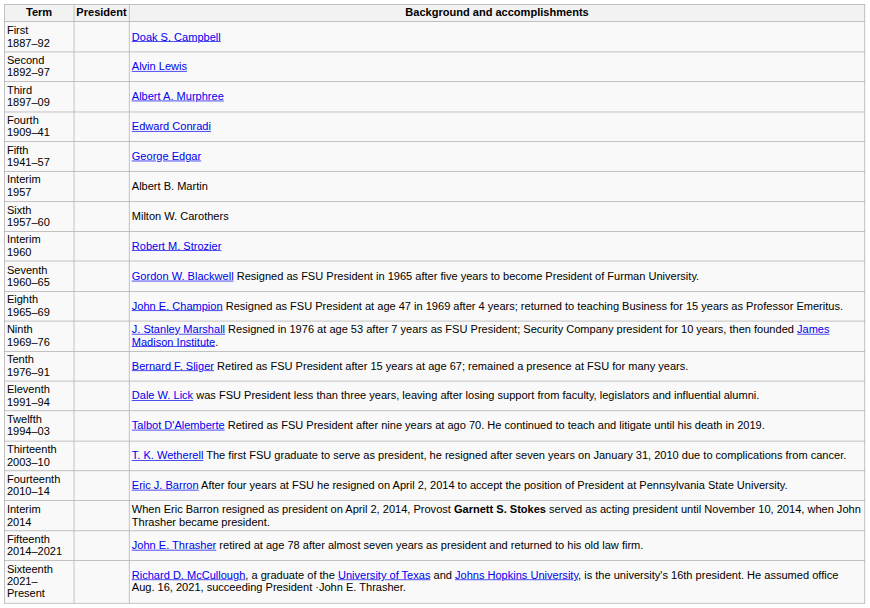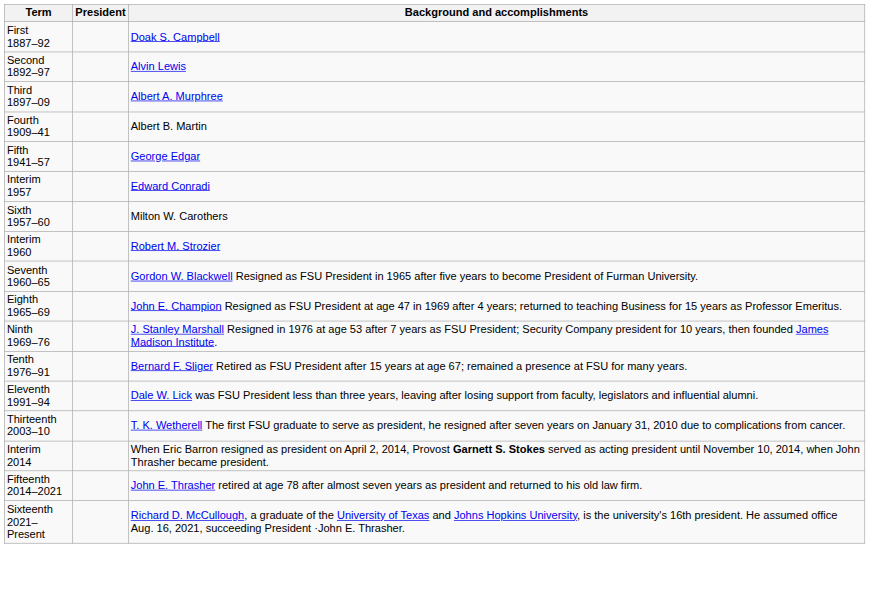(171, 126) Edward Conradi -> (169, 126) Albert B. Martin
(170, 186) Albert B. Martin -> (170, 186) Edward Conradi
- row: (28, 426)
- row: (34, 485)
